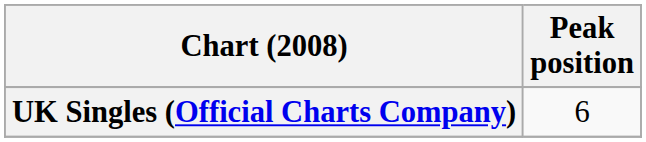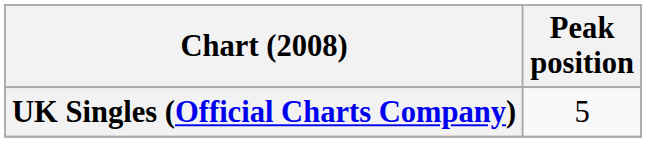(582, 111) 6 -> (582, 111) 5
